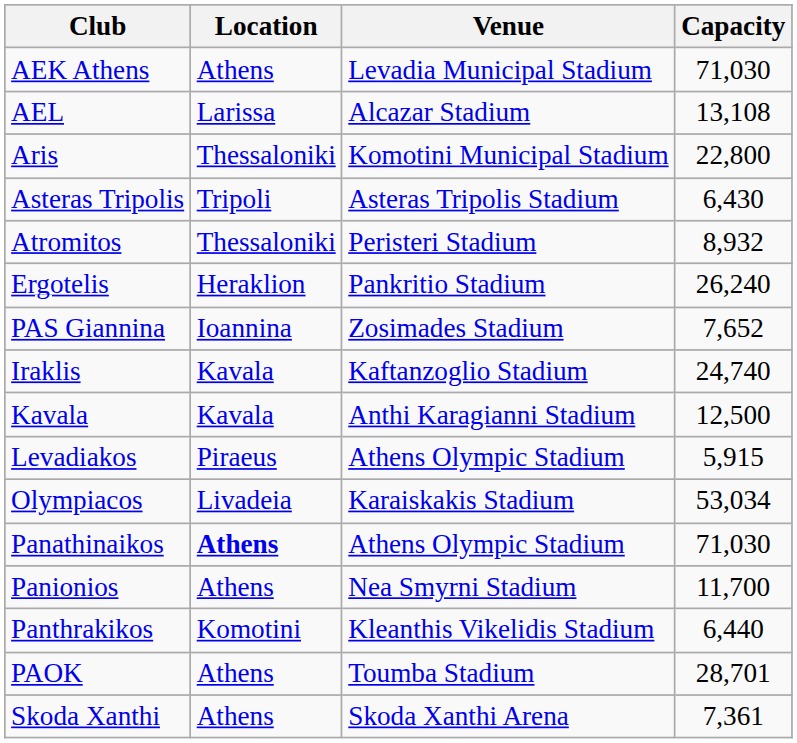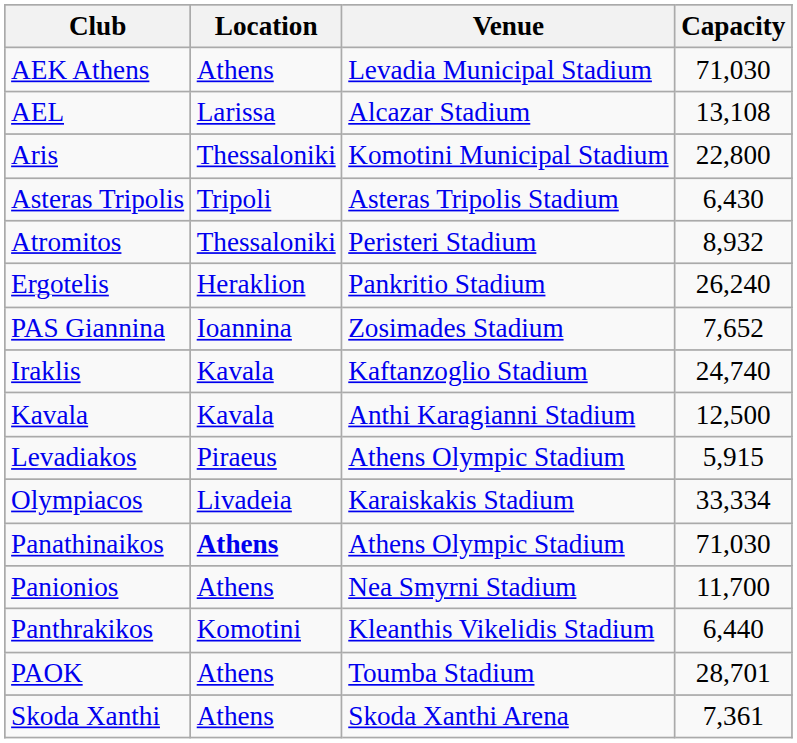(733, 500) 53,034 -> (733, 500) 33,334
